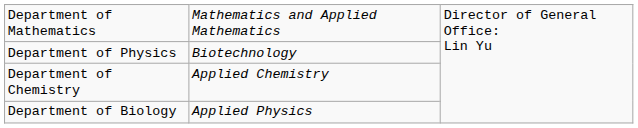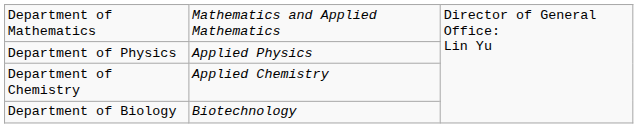(244, 53) Biotechnology -> (252, 53) Applied Physics
(252, 112) Applied Physics -> (244, 112) Biotechnology
